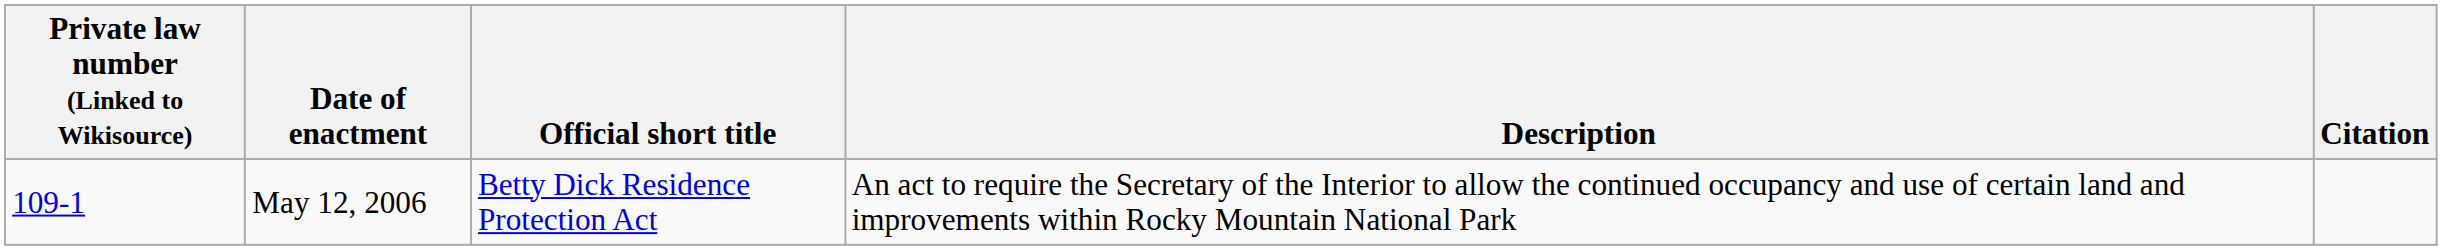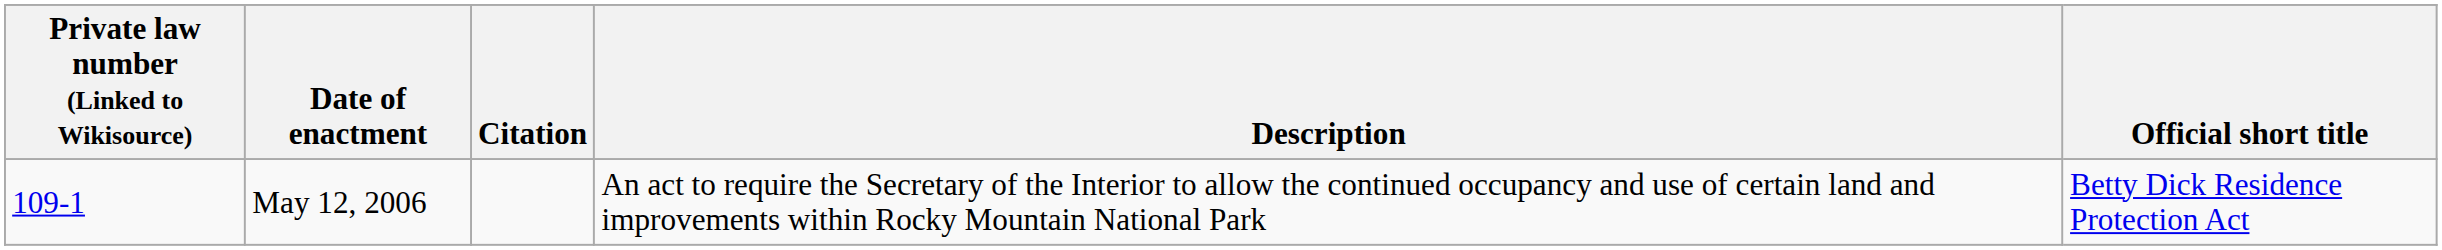columns swapped: (658, 134) <-> (2375, 134)
